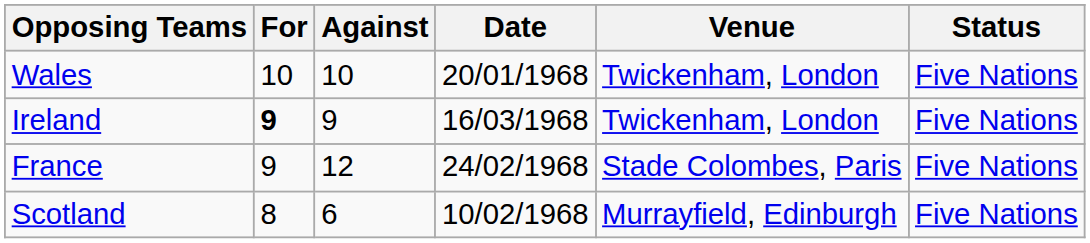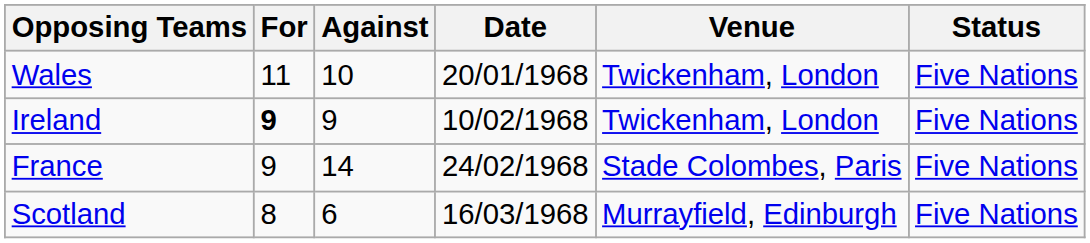(277, 74) 10 -> (276, 74) 11
(515, 120) 16/03/1968 -> (515, 120) 10/02/1968
(337, 167) 12 -> (337, 167) 14
(515, 213) 10/02/1968 -> (515, 213) 16/03/1968
